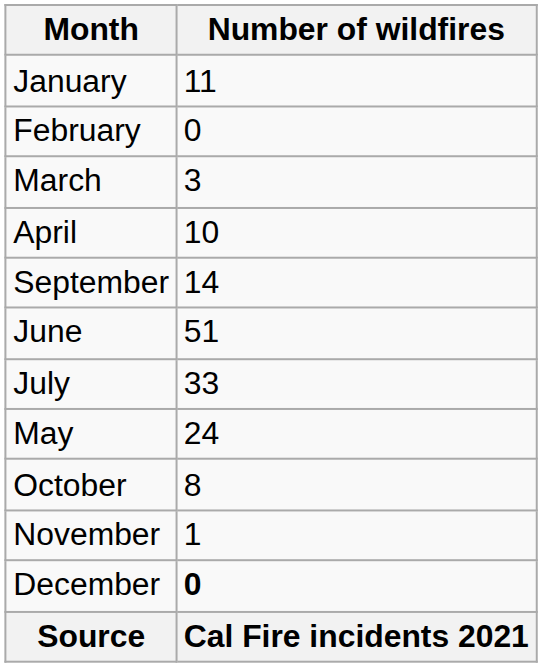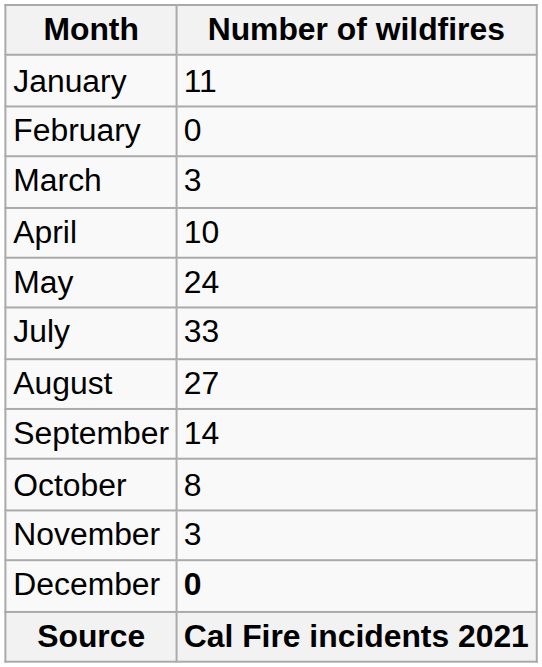rows swapped: (43, 433) <-> (91, 282)
- row: (48, 332)
+ row: (63, 383)
(193, 534) 1 -> (193, 534) 3
